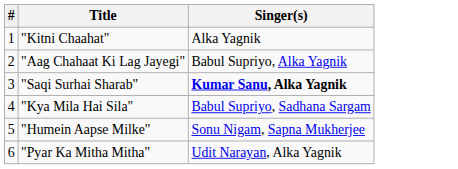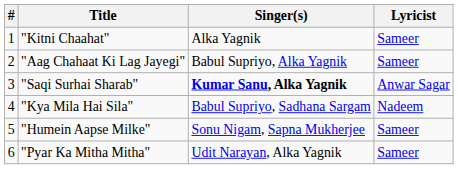+ column: (414, 16)
